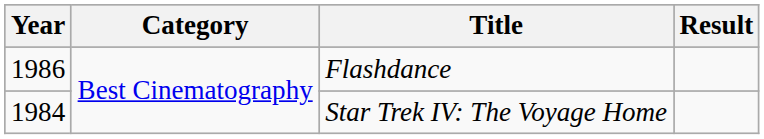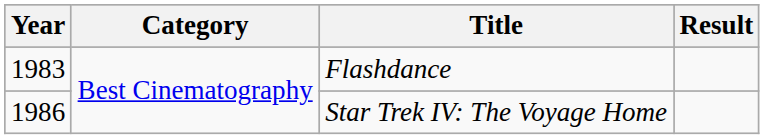(38, 68) 1986 -> (38, 68) 1983
(38, 111) 1984 -> (38, 111) 1986
